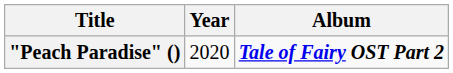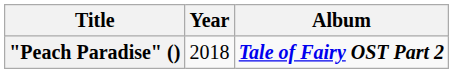(210, 52) 2020 -> (210, 52) 2018
